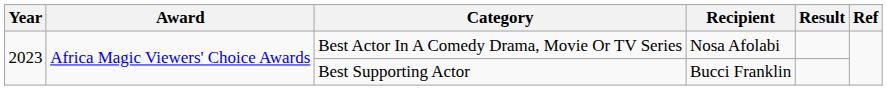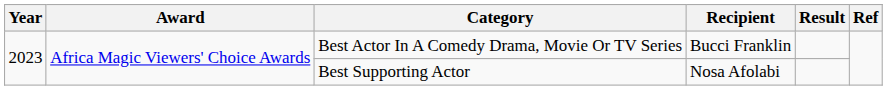(735, 44) Nosa Afolabi -> (741, 44) Bucci Franklin
(741, 71) Bucci Franklin -> (735, 71) Nosa Afolabi
